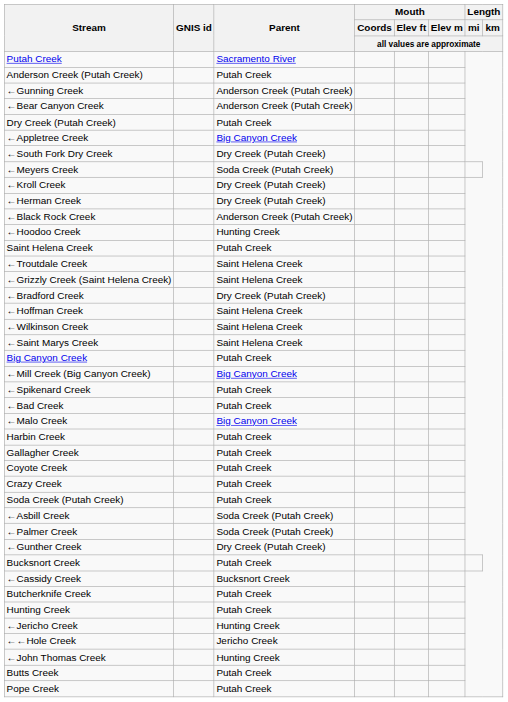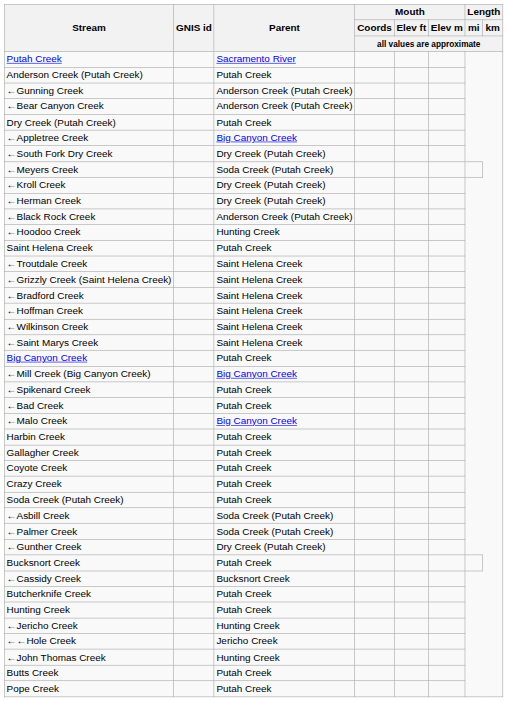(271, 295) Dry Creek (Putah Creek) -> (259, 295) Saint Helena Creek
